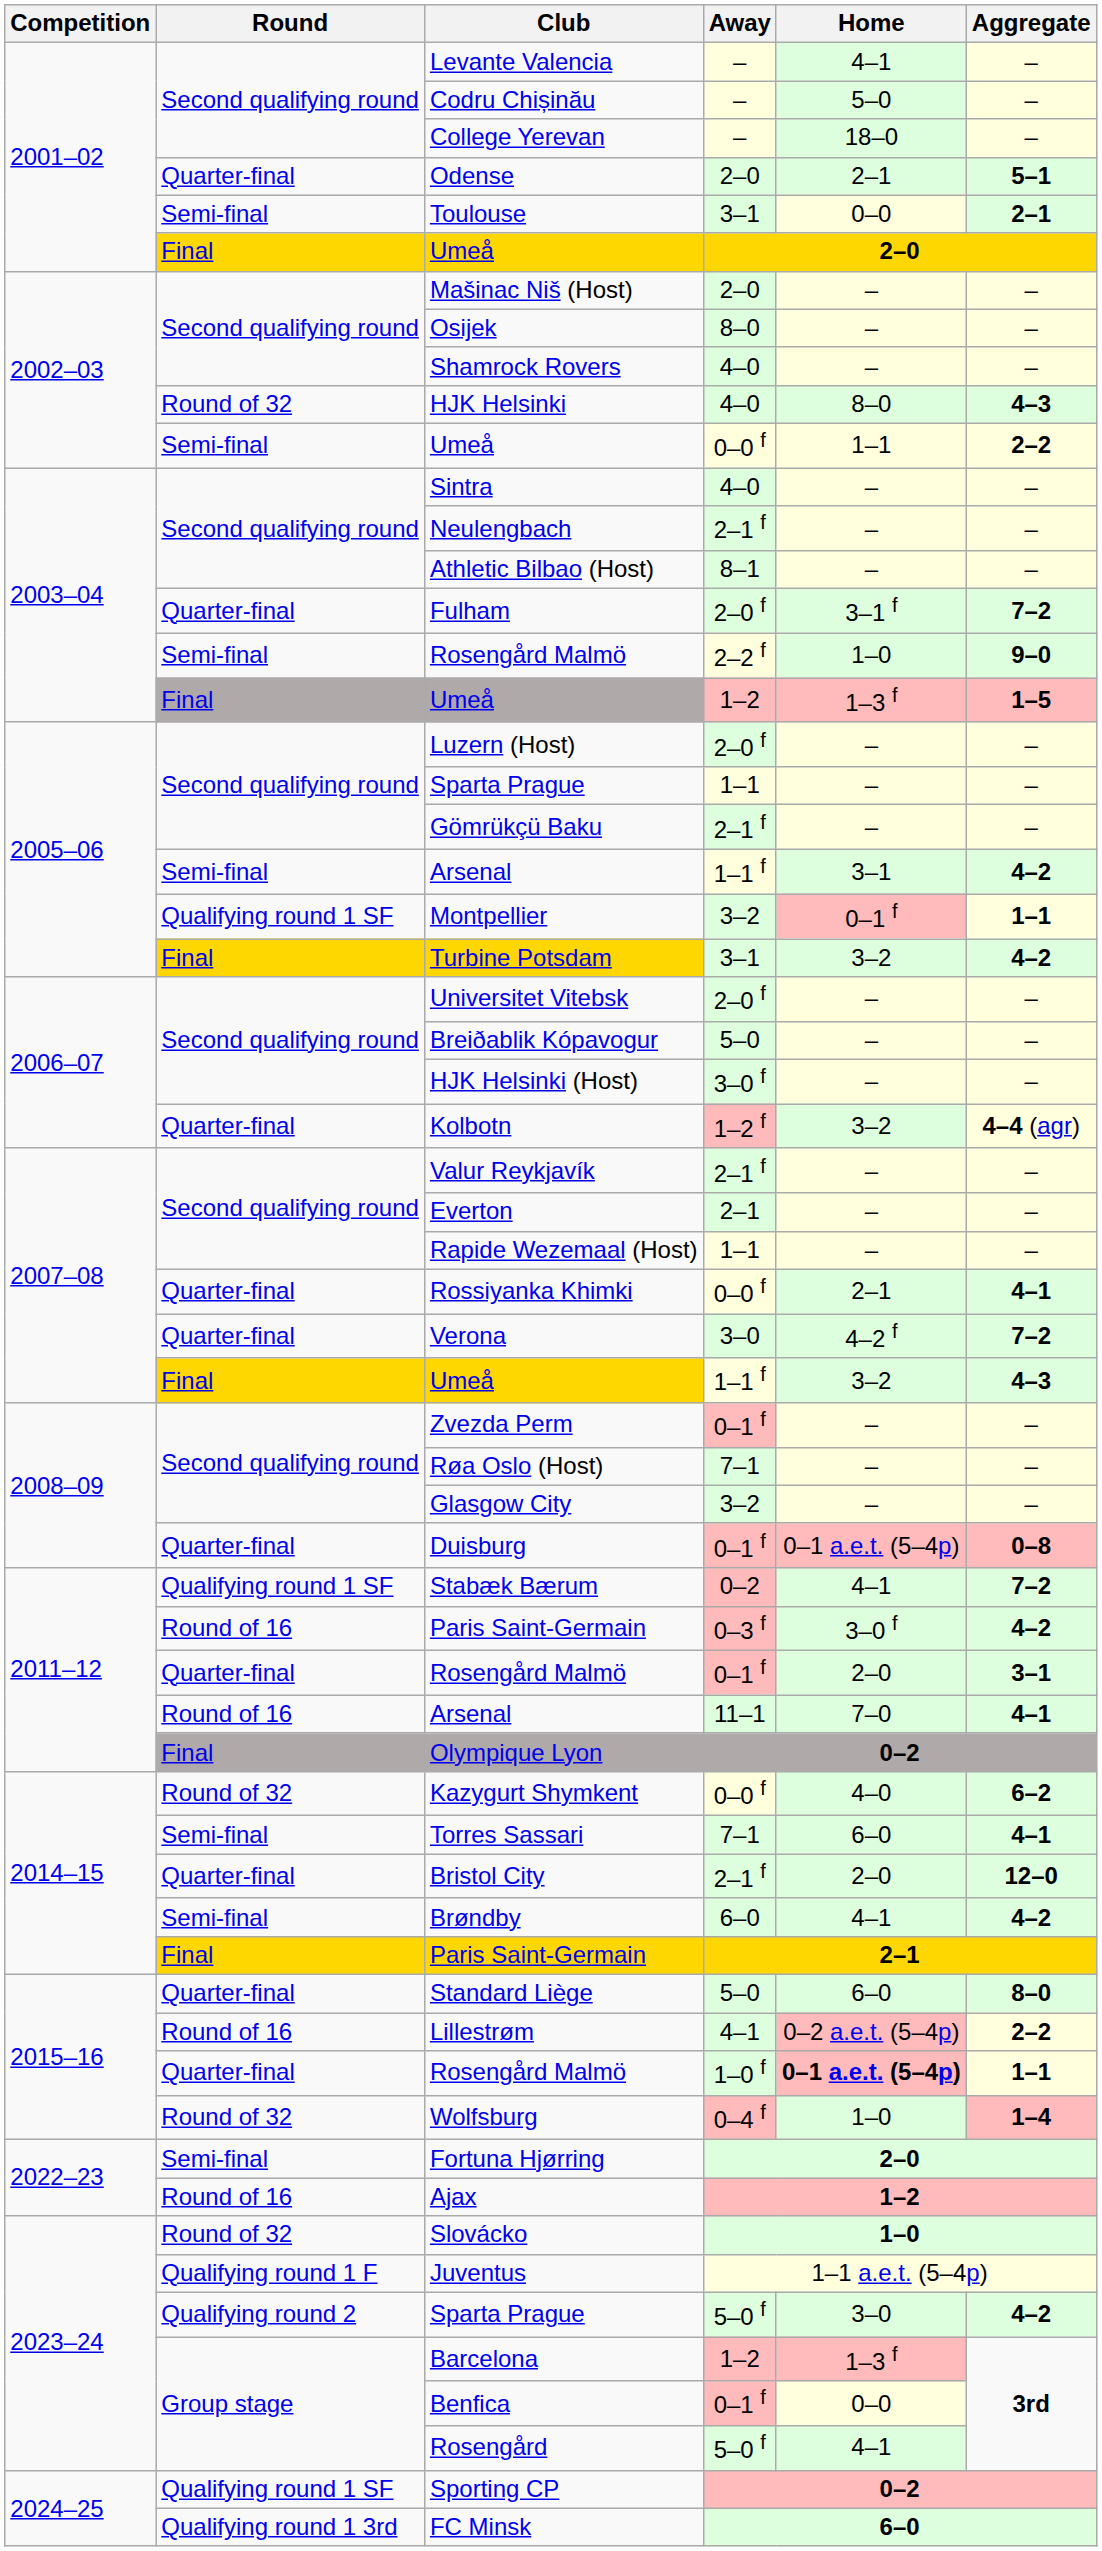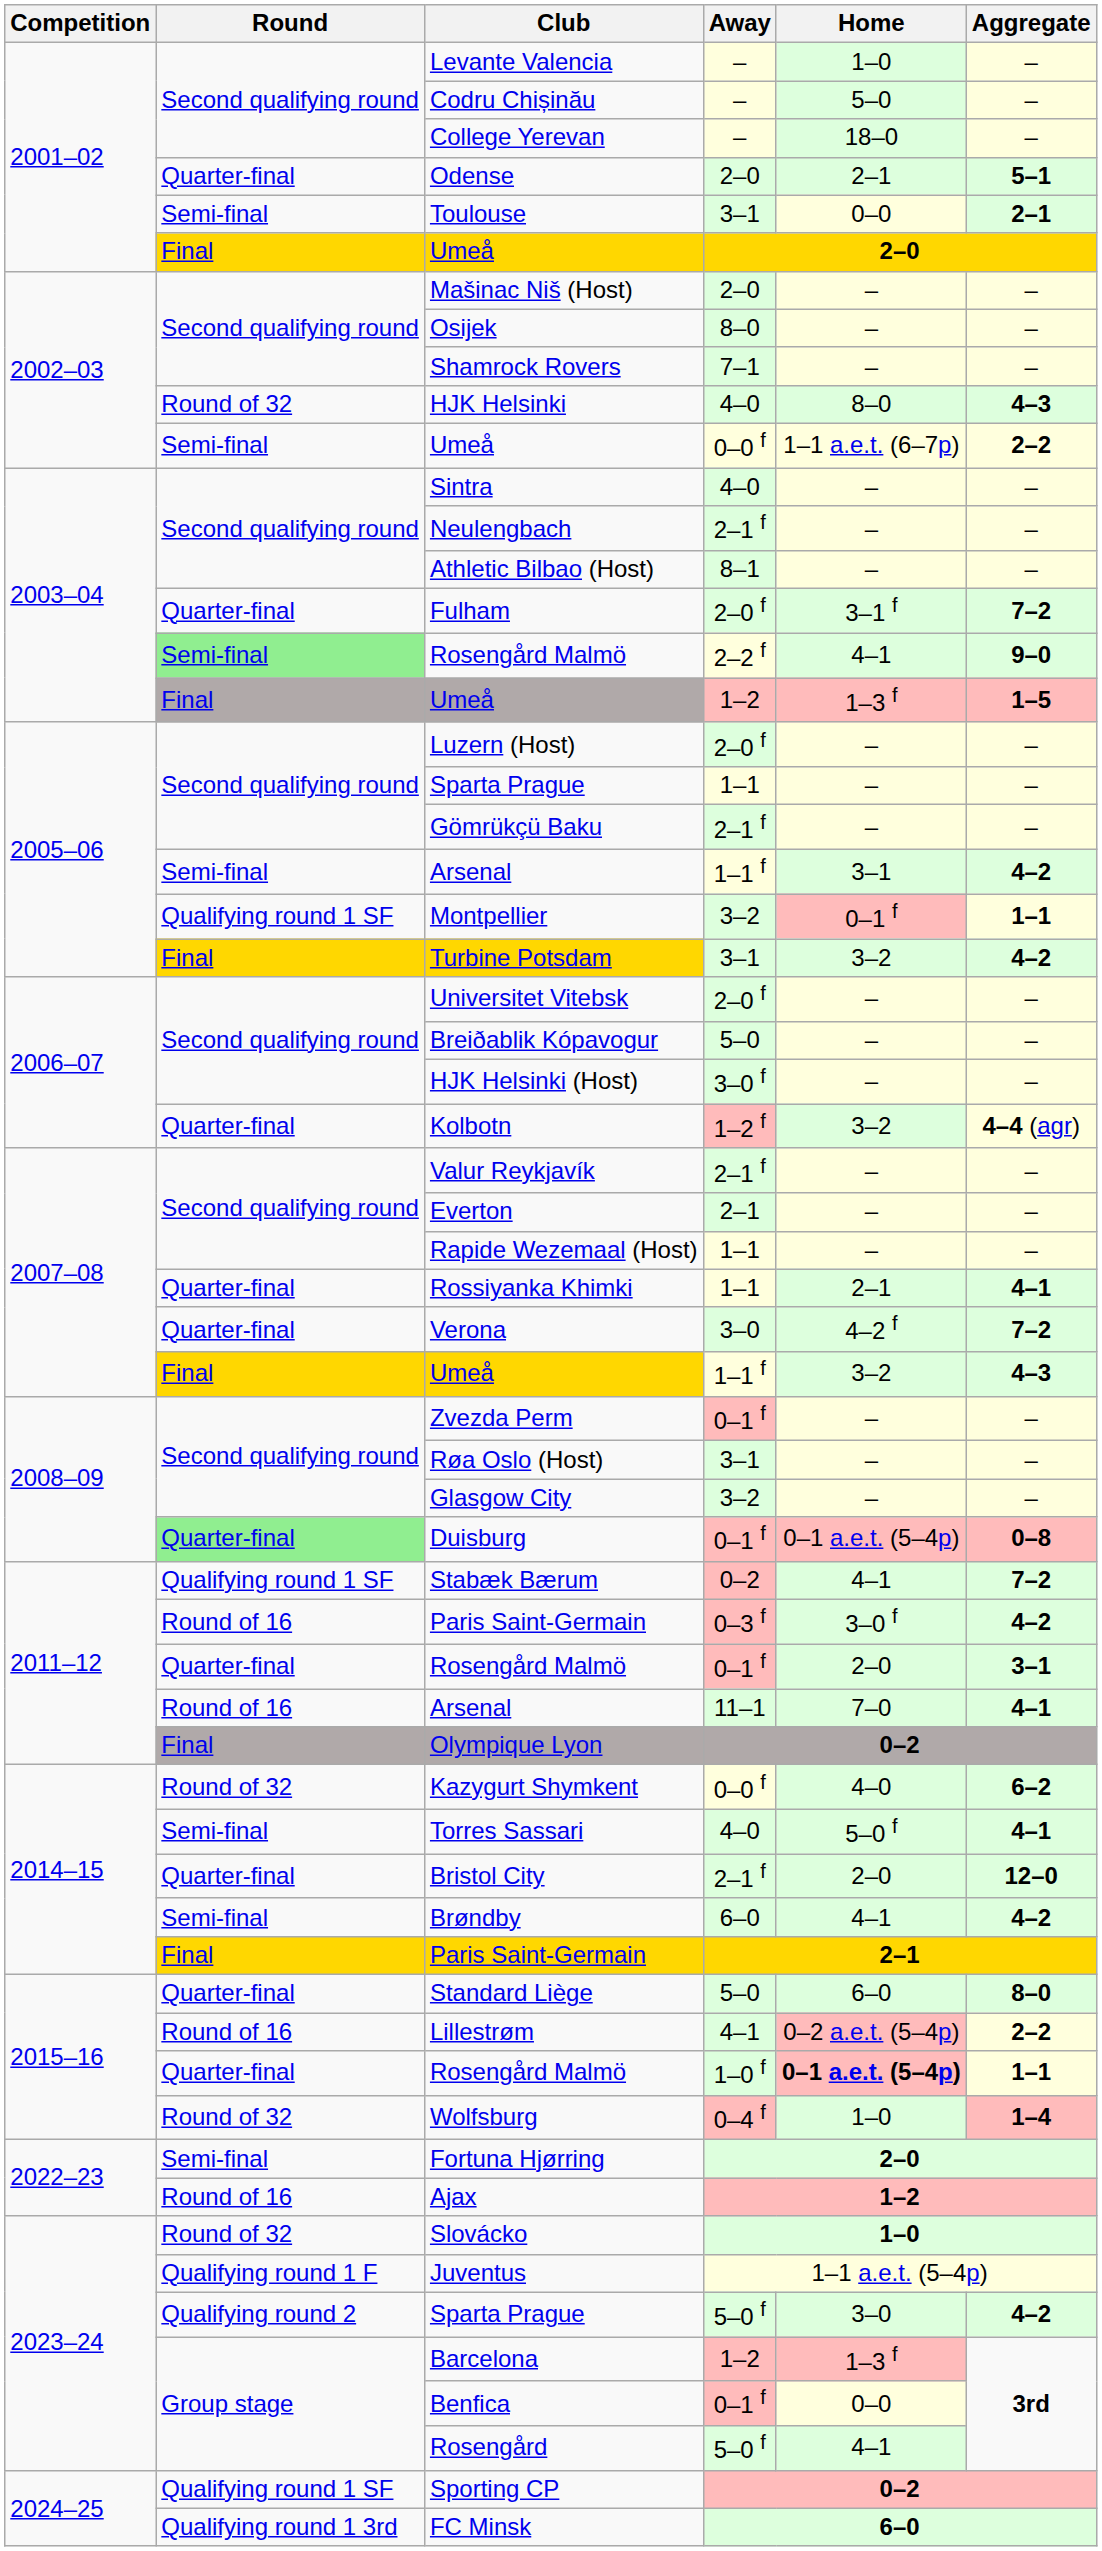(871, 61) 4–1 -> (871, 61) 1–0
(740, 366) 4–0 -> (740, 366) 7–1
(871, 445) 1–1 -> (871, 445) 1–1 a.e.t. (6–7p)
(215, 655) no background -> (215, 655) lightgreen background
(871, 655) 1–0 -> (871, 655) 4–1
(740, 1291) 0–0 f -> (740, 1287) 1–1
(740, 1466) 7–1 -> (740, 1459) 3–1
(228, 1545) no background -> (228, 1538) lightgreen background
(740, 1834) 7–1 -> (740, 1831) 4–0
(871, 1834) 6–0 -> (871, 1831) 5–0 f
